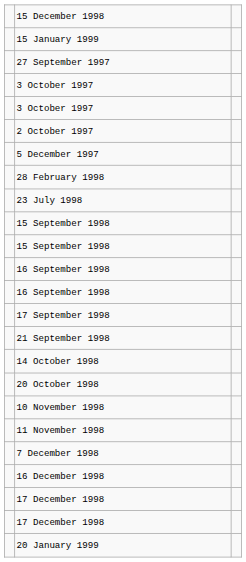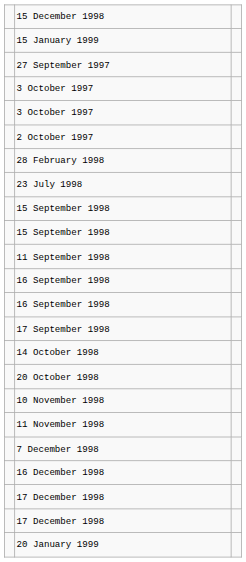- row: (9, 154)
+ row: (9, 257)
- row: (9, 338)
